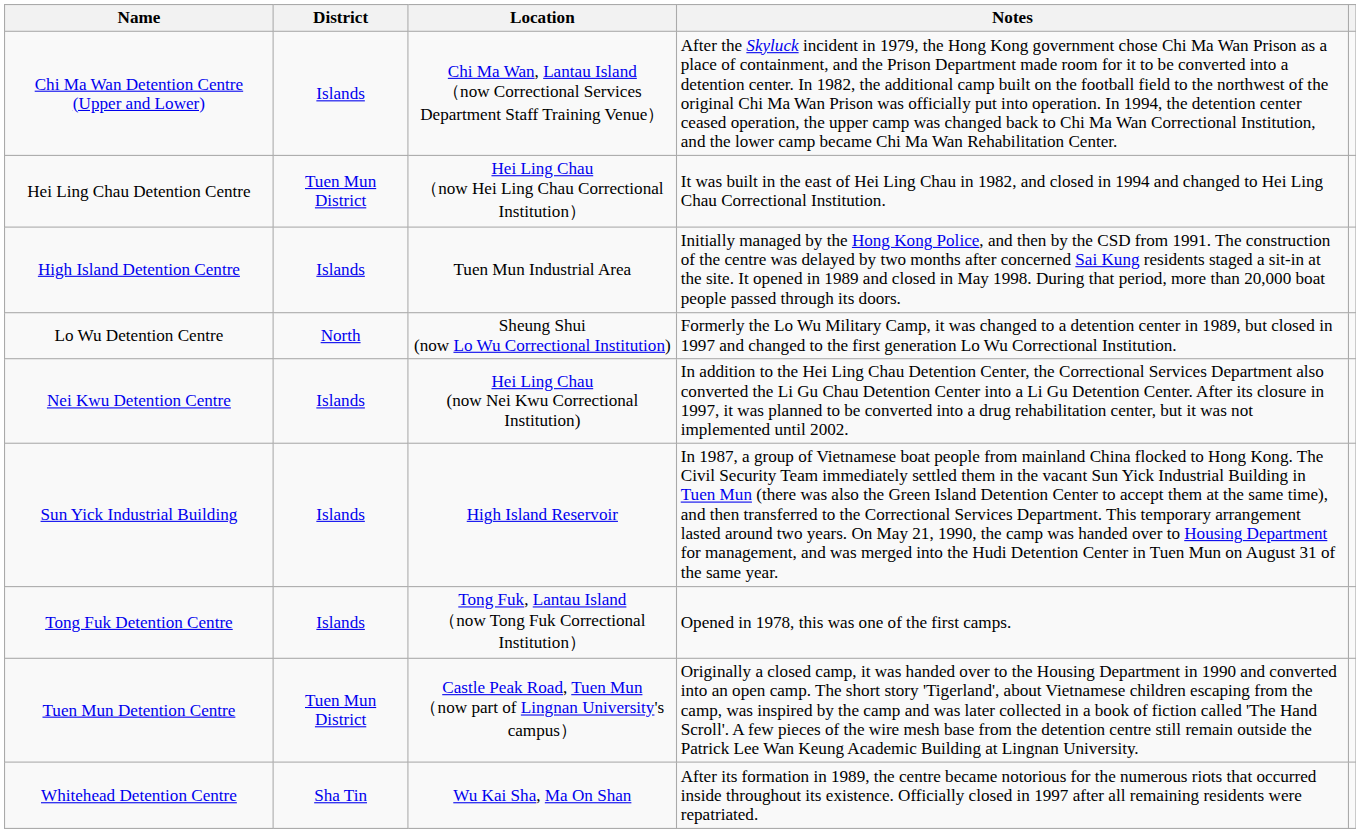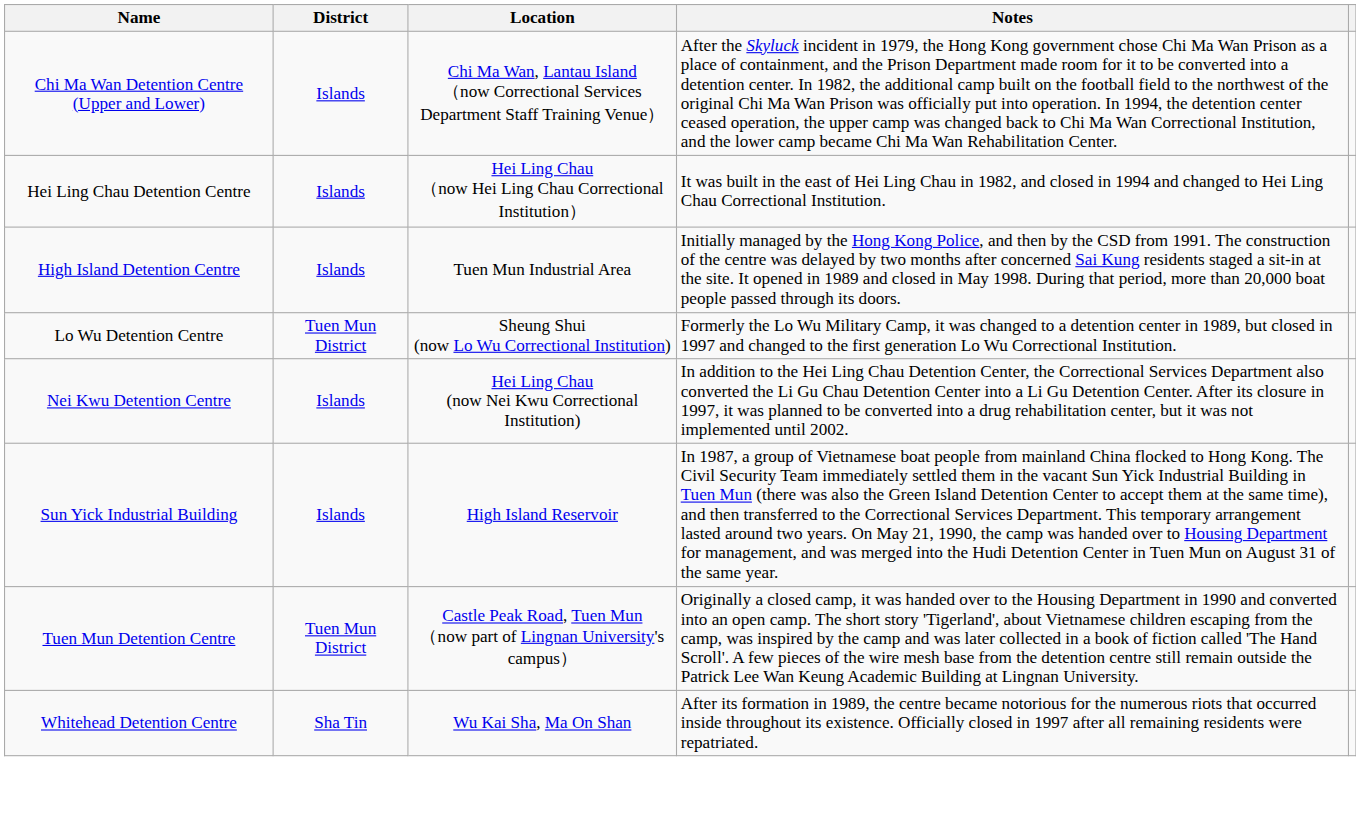(341, 191) Tuen Mun District -> (341, 191) Islands
(341, 335) North -> (341, 335) Tuen Mun District
- row: (139, 622)
